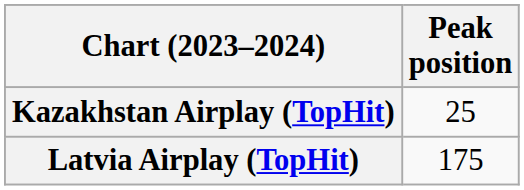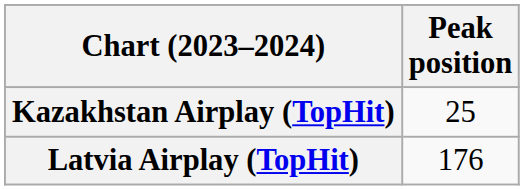(461, 160) 175 -> (461, 160) 176
